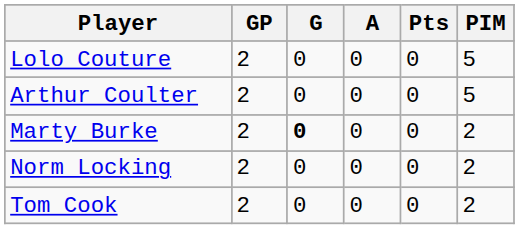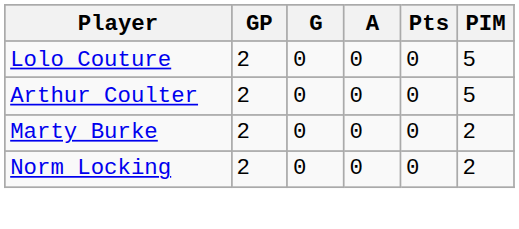(300, 132) bold -> (300, 132) normal
- row: (64, 205)
